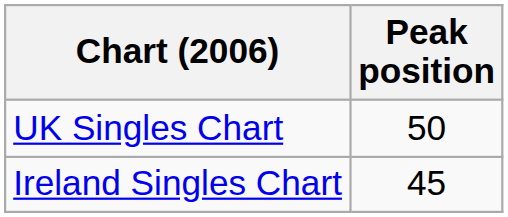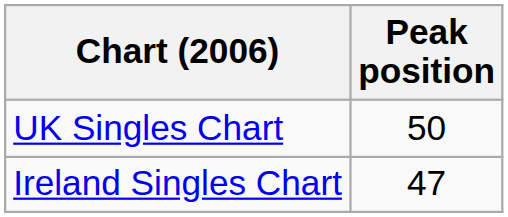(427, 183) 45 -> (427, 183) 47
